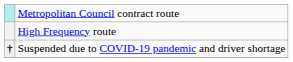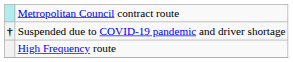rows swapped: (67, 31) <-> (152, 48)
